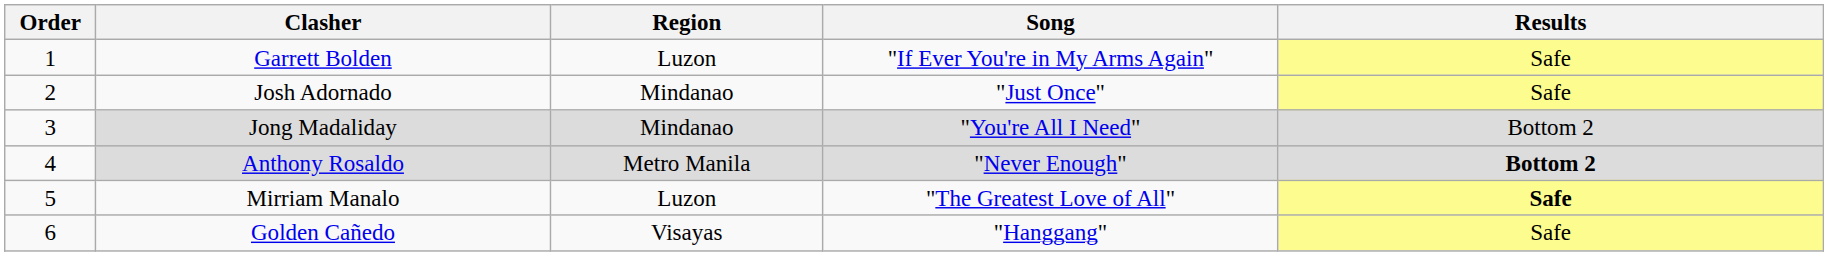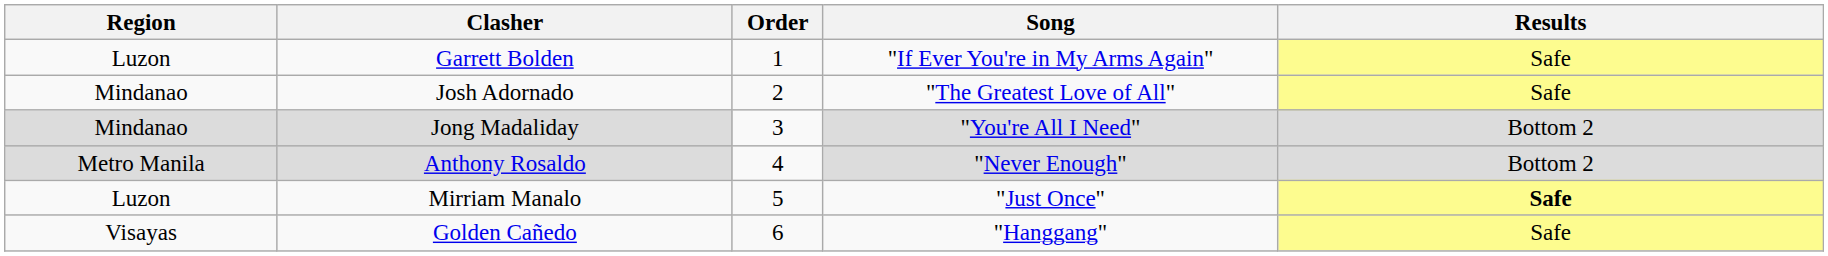columns swapped: (50, 22) <-> (687, 22)
(1050, 92) "Just Once" -> (1050, 92) "The Greatest Love of All"
(1551, 163) bold -> (1551, 163) normal
(1050, 198) "The Greatest Love of All" -> (1050, 198) "Just Once"
